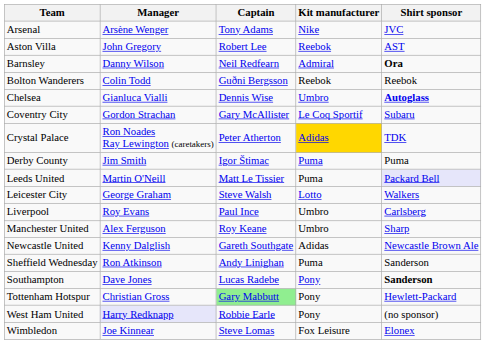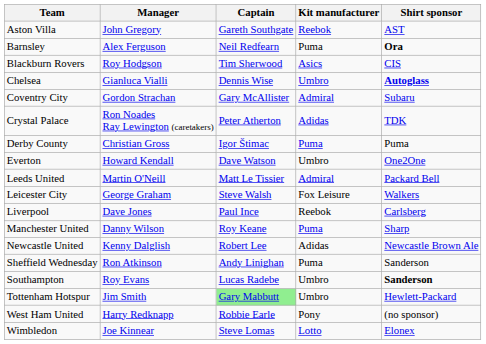- row: (23, 30)
(243, 47) Robert Lee -> (256, 30) Gareth Southgate
(133, 64) Danny Wilson -> (134, 47) Alex Ferguson
(316, 64) Admiral -> (311, 47) Puma
+ row: (46, 64)
- row: (45, 81)
(330, 115) Le Coq Sportif -> (316, 98) Admiral
(313, 138) gold background -> (313, 121) no background
(124, 161) Jim Smith -> (136, 144) Christian Gross
+ row: (24, 161)
(311, 178) Puma -> (316, 178) Admiral
(412, 178) lavender background -> (412, 178) no background
(310, 195) Lotto -> (324, 195) Fox Leisure
(126, 212) Roy Evans -> (127, 212) Dave Jones
(313, 212) Umbro -> (315, 212) Reebok
(134, 229) Alex Ferguson -> (133, 229) Danny Wilson
(313, 229) Umbro -> (311, 229) Puma
(256, 246) Gareth Southgate -> (243, 246) Robert Lee
(127, 280) Dave Jones -> (126, 280) Roy Evans
(309, 280) Pony -> (313, 280) Umbro
(136, 297) Christian Gross -> (124, 297) Jim Smith
(309, 297) Pony -> (313, 297) Umbro
(138, 314) lavender background -> (138, 314) no background
(324, 331) Fox Leisure -> (310, 331) Lotto
